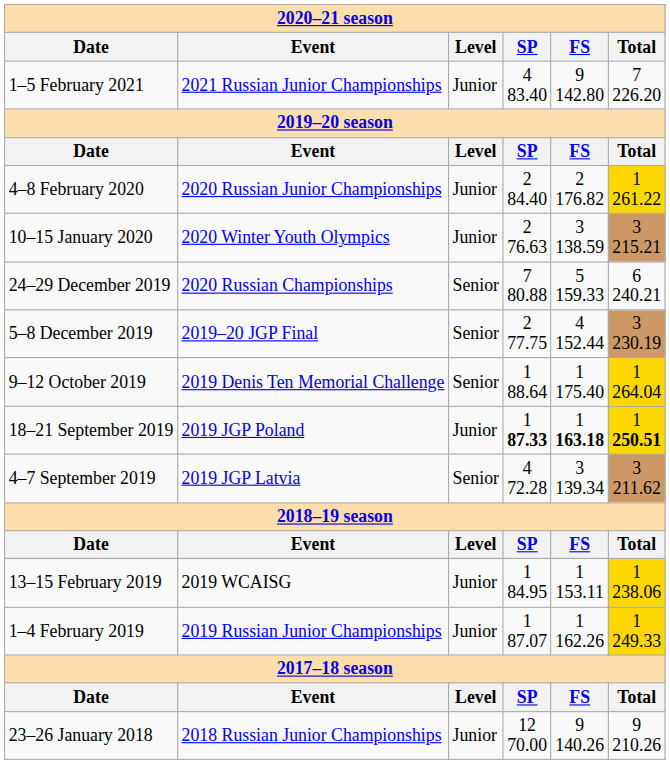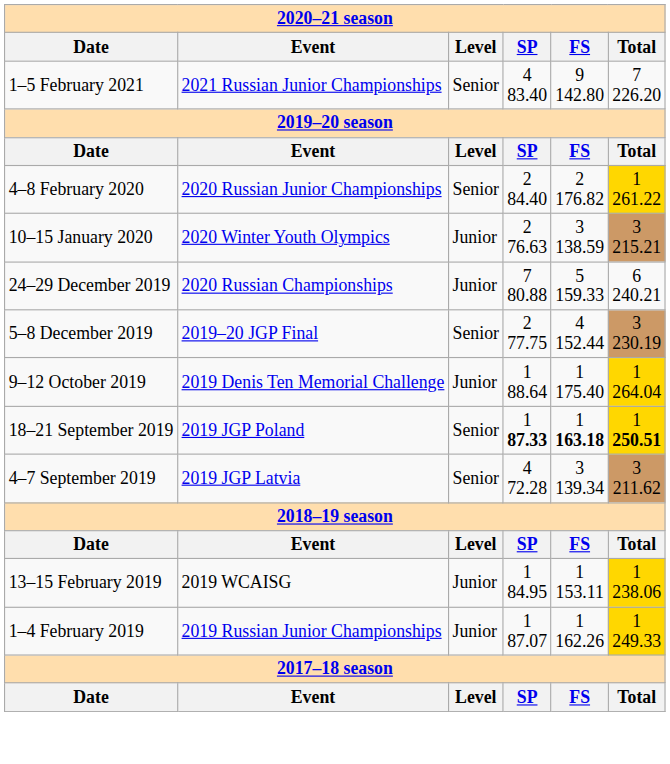(475, 84) Junior -> (476, 84) Senior
(475, 189) Junior -> (476, 189) Senior
(476, 285) Senior -> (475, 285) Junior
(476, 381) Senior -> (475, 381) Junior
(475, 430) Junior -> (476, 430) Senior
- row: (81, 735)
